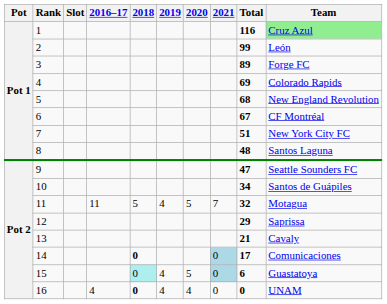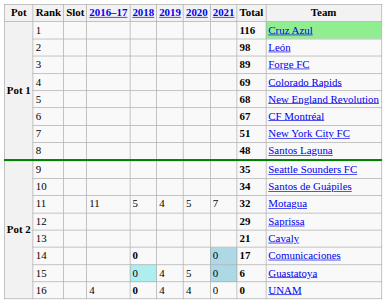(245, 47) 99 -> (245, 47) 98
(245, 169) 47 -> (245, 169) 35
